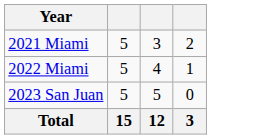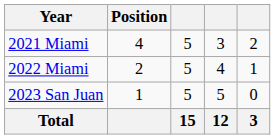+ column: (139, 17)
